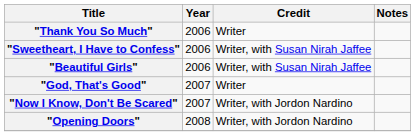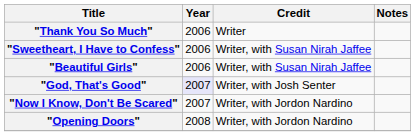(198, 85) no background -> (198, 85) lavender background
(231, 85) Writer -> (276, 85) Writer, with Josh Senter
